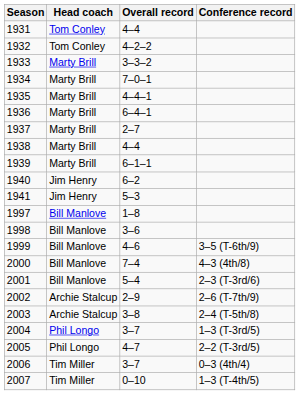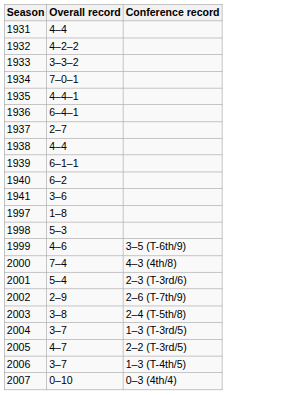- column: (83, 12)
(131, 197) 5–3 -> (58, 197) 3–6
(131, 230) 3–6 -> (58, 230) 5–3
(224, 364) 0–3 (4th/4) -> (156, 364) 1–3 (T-4th/5)
(229, 381) 1–3 (T-4th/5) -> (151, 381) 0–3 (4th/4)
